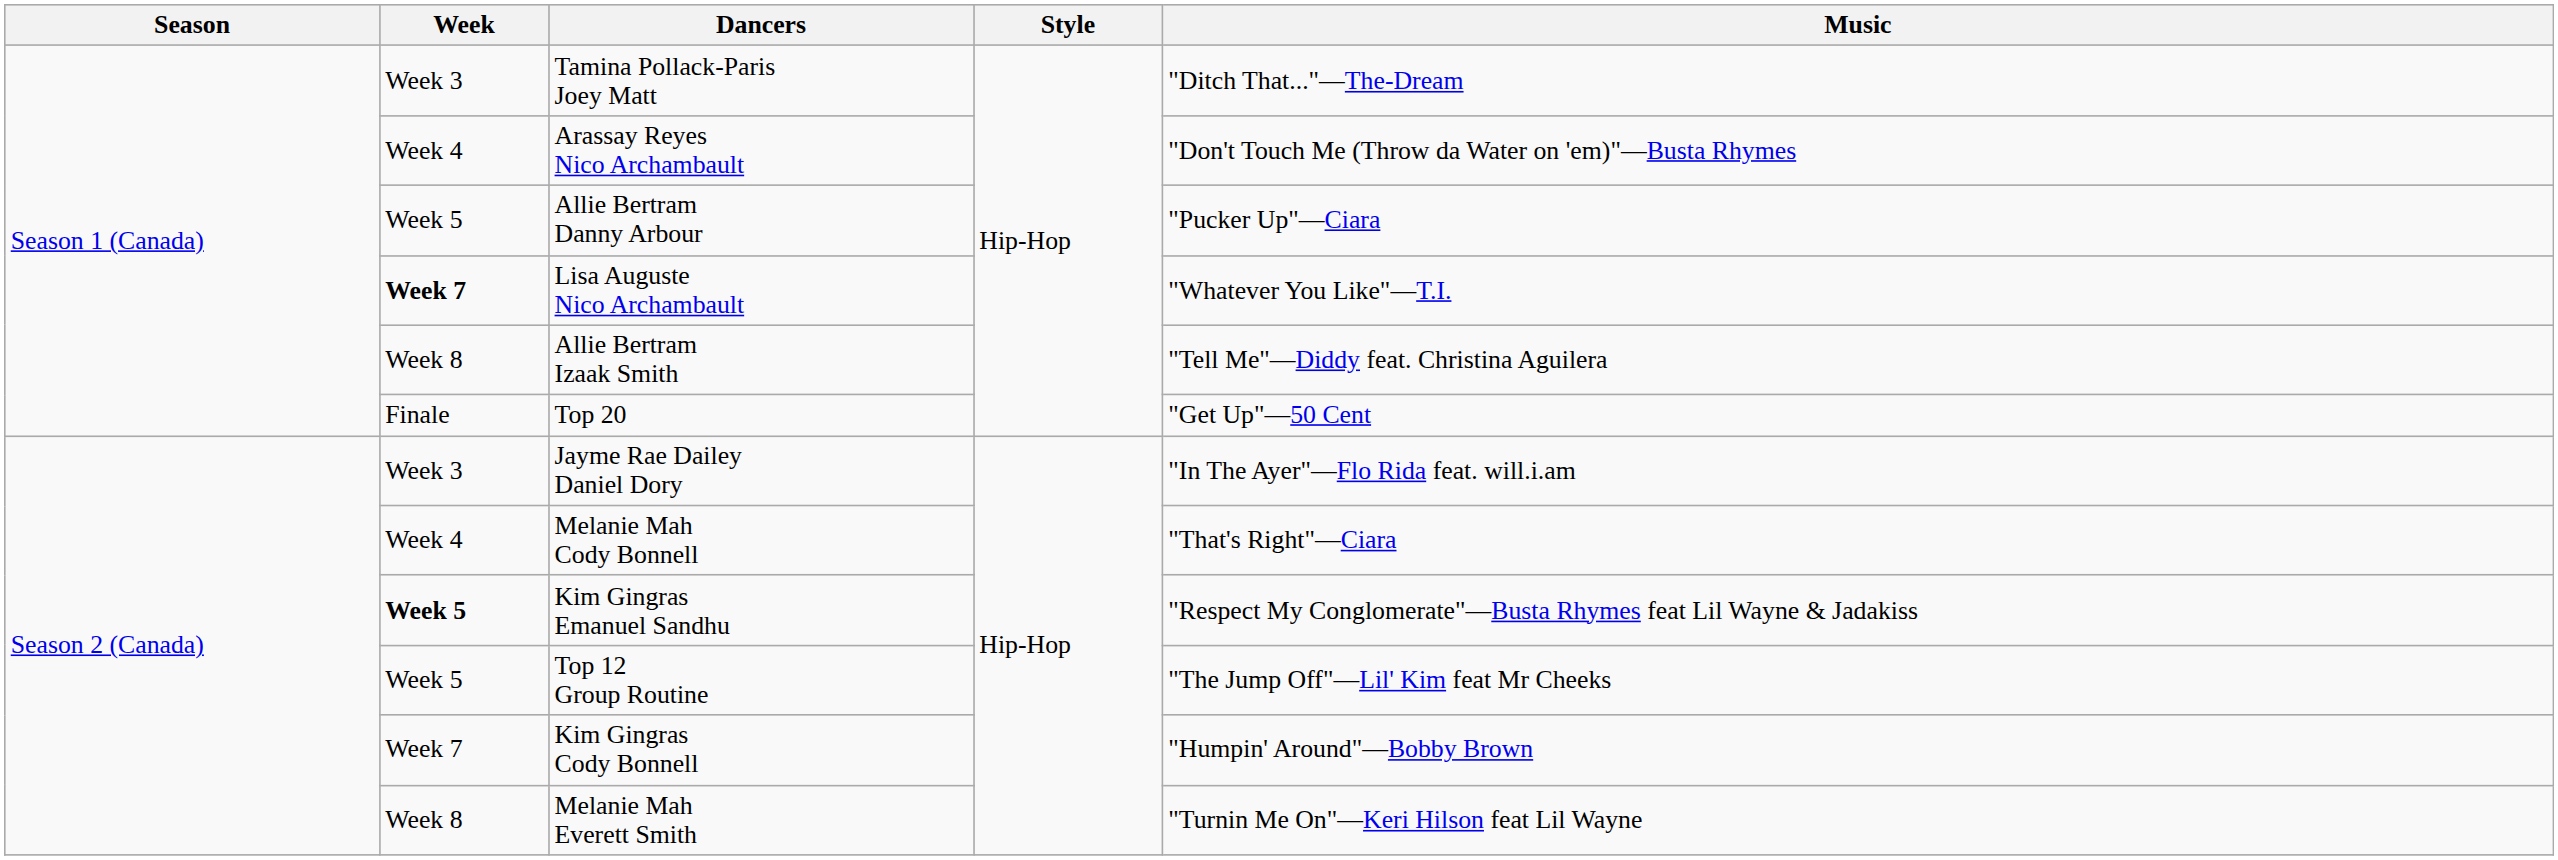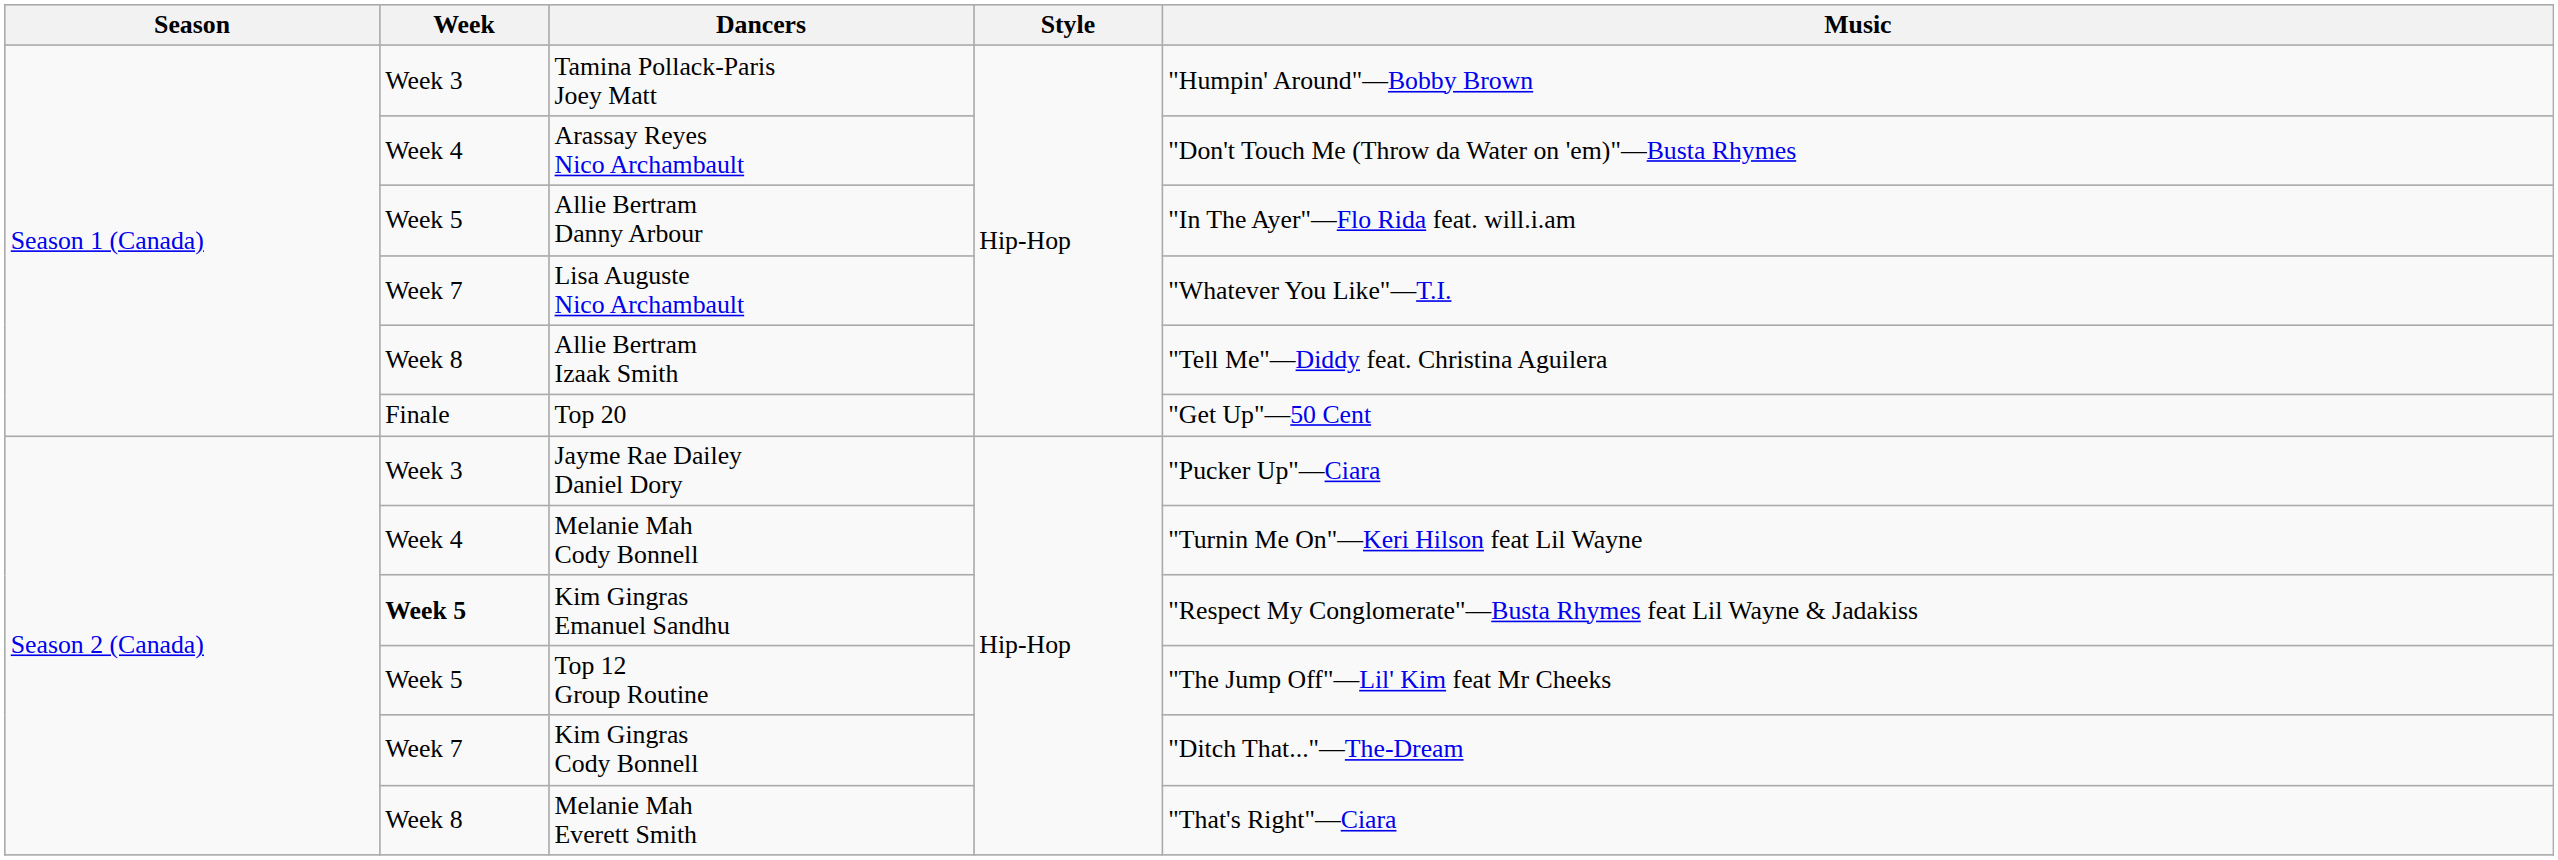(1316, 80) "Ditch That..."—The-Dream -> (1351, 80) "Humpin' Around"—Bobby Brown
(1274, 219) "Pucker Up"—Ciara -> (1372, 219) "In The Ayer"—Flo Rida feat. will.i.am
(426, 289) bold -> (424, 289) normal
(1372, 470) "In The Ayer"—Flo Rida feat. will.i.am -> (1274, 470) "Pucker Up"—Ciara
(1282, 540) "That's Right"—Ciara -> (1405, 540) "Turnin Me On"—Keri Hilson feat Lil Wayne
(1351, 749) "Humpin' Around"—Bobby Brown -> (1316, 749) "Ditch That..."—The-Dream
(1405, 819) "Turnin Me On"—Keri Hilson feat Lil Wayne -> (1282, 819) "That's Right"—Ciara
